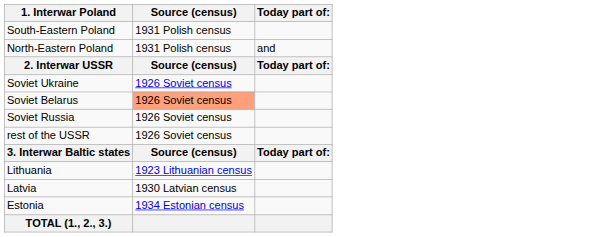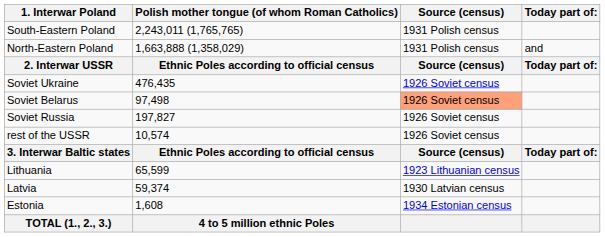+ column: (267, 13)
